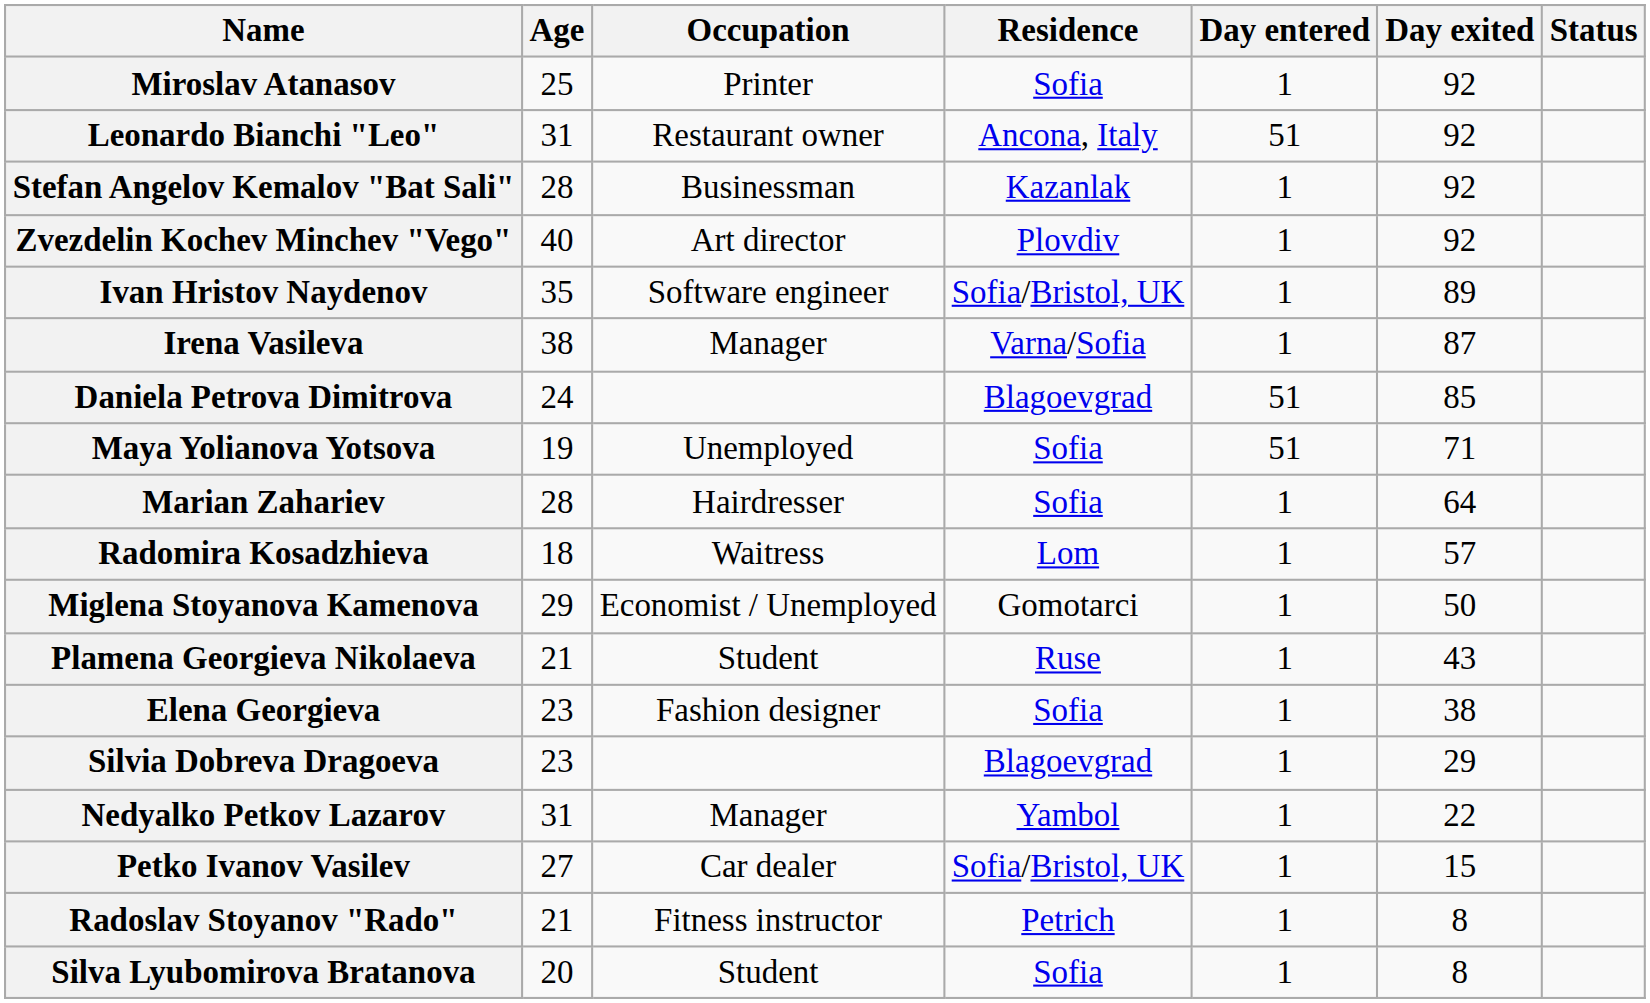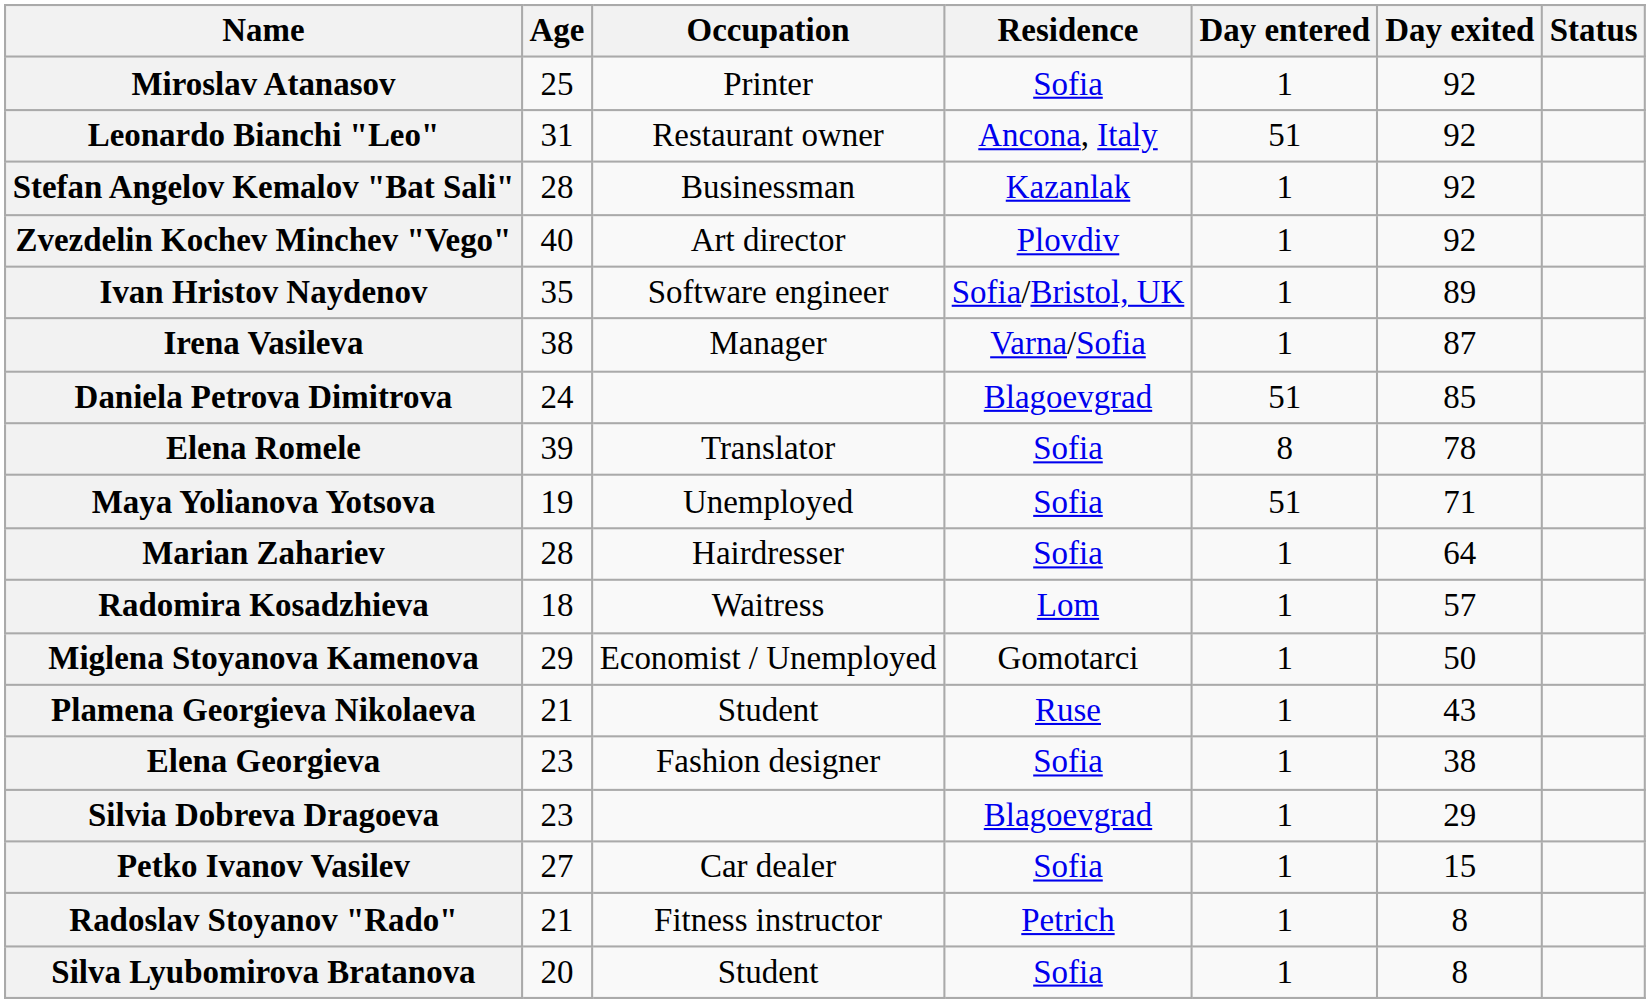+ row: (263, 448)
- row: (263, 814)
(1068, 866) Sofia/Bristol, UK -> (1068, 866) Sofia
